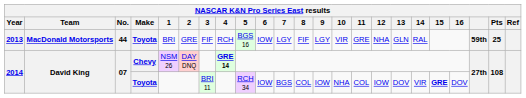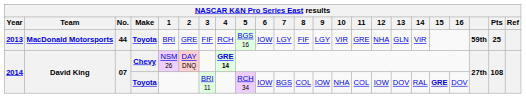(420, 40) RAL -> (420, 40) VIR
(420, 82) VIR -> (420, 82) RAL
